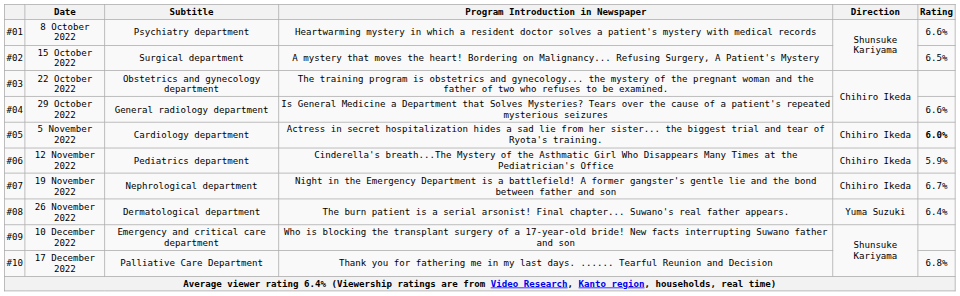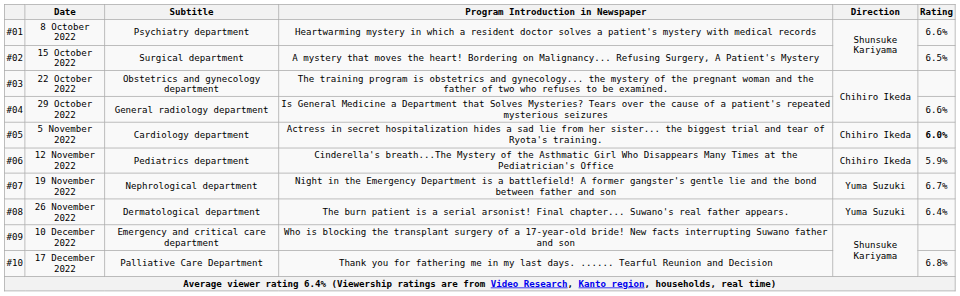(875, 186) Chihiro Ikeda -> (875, 186) Yuma Suzuki
